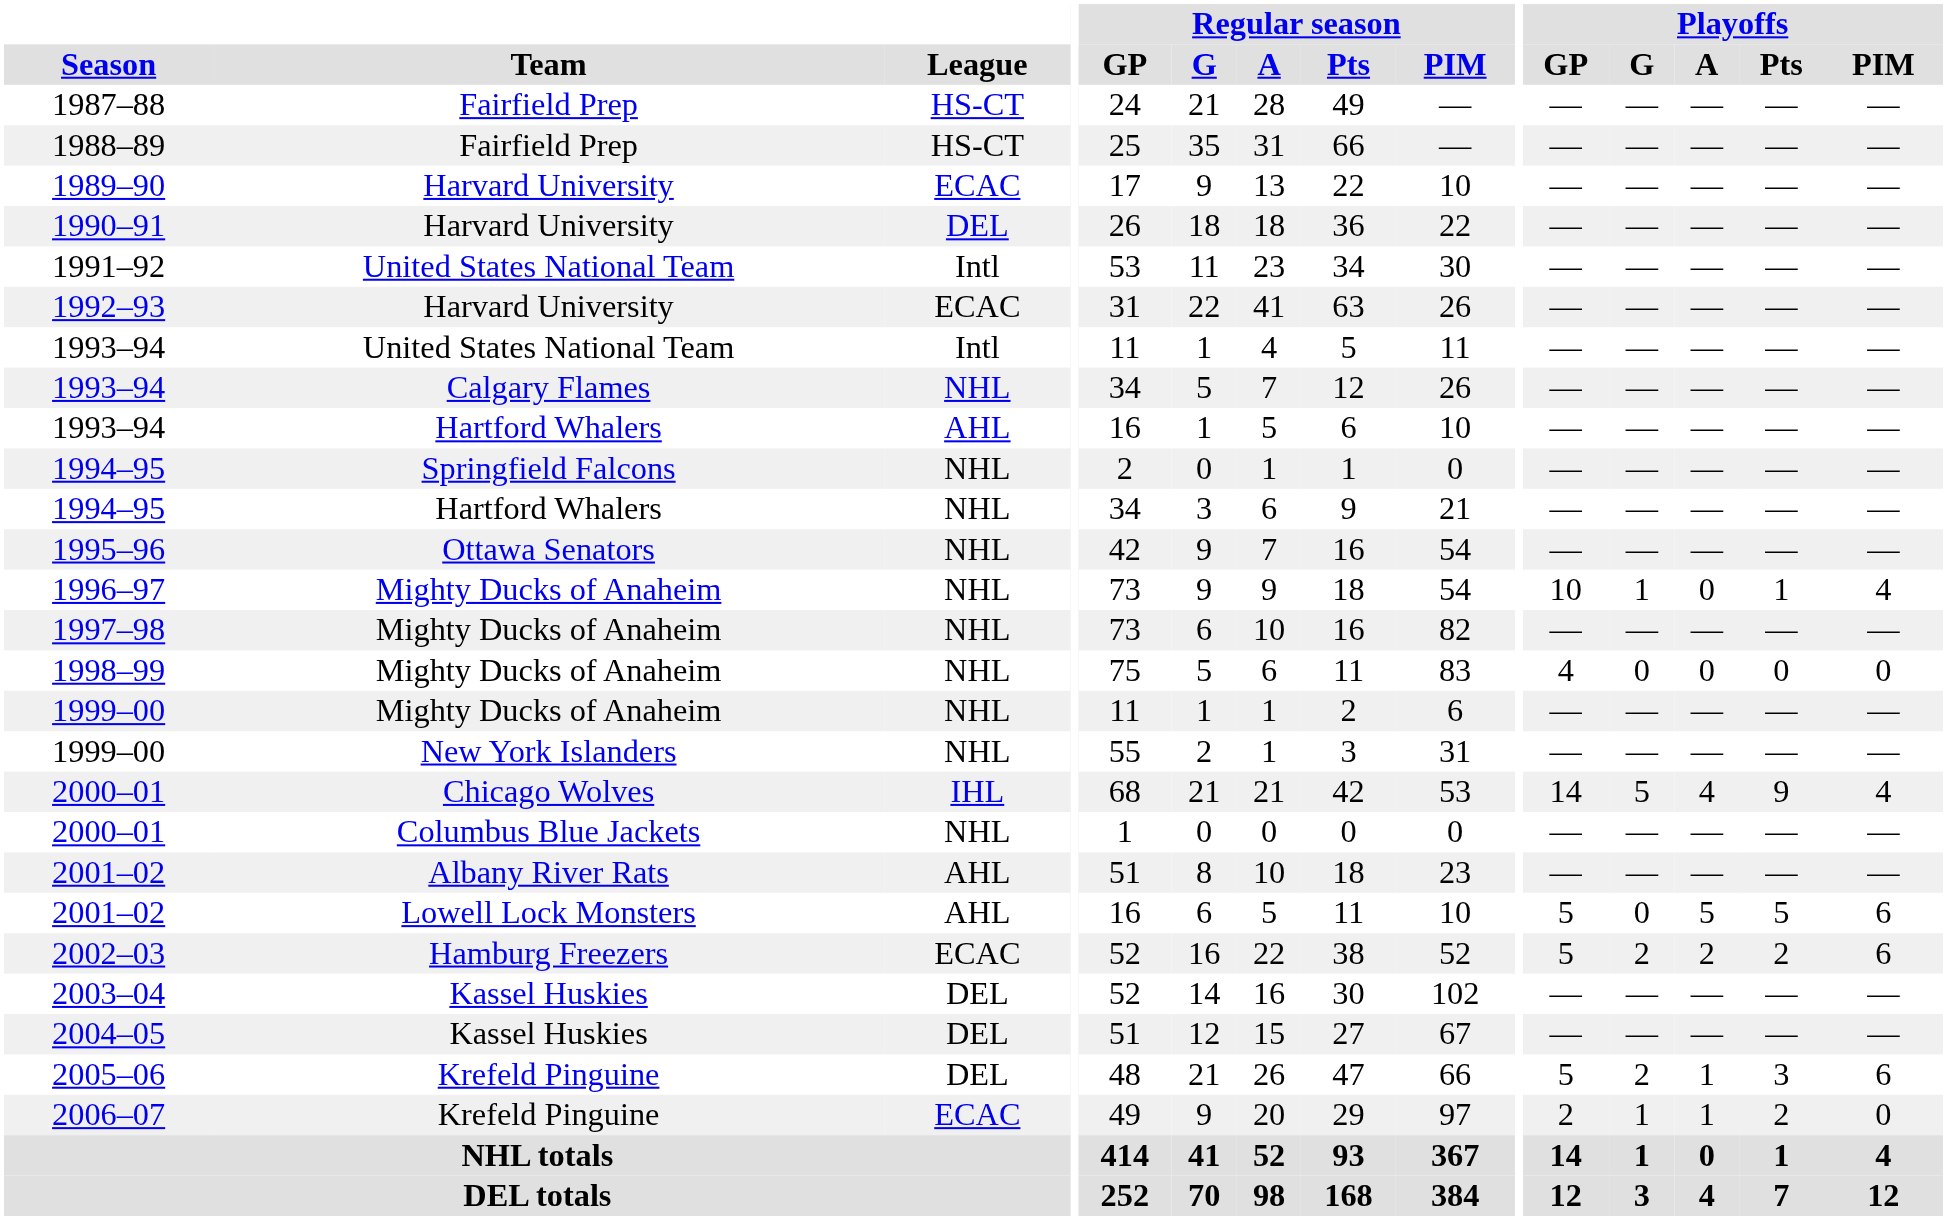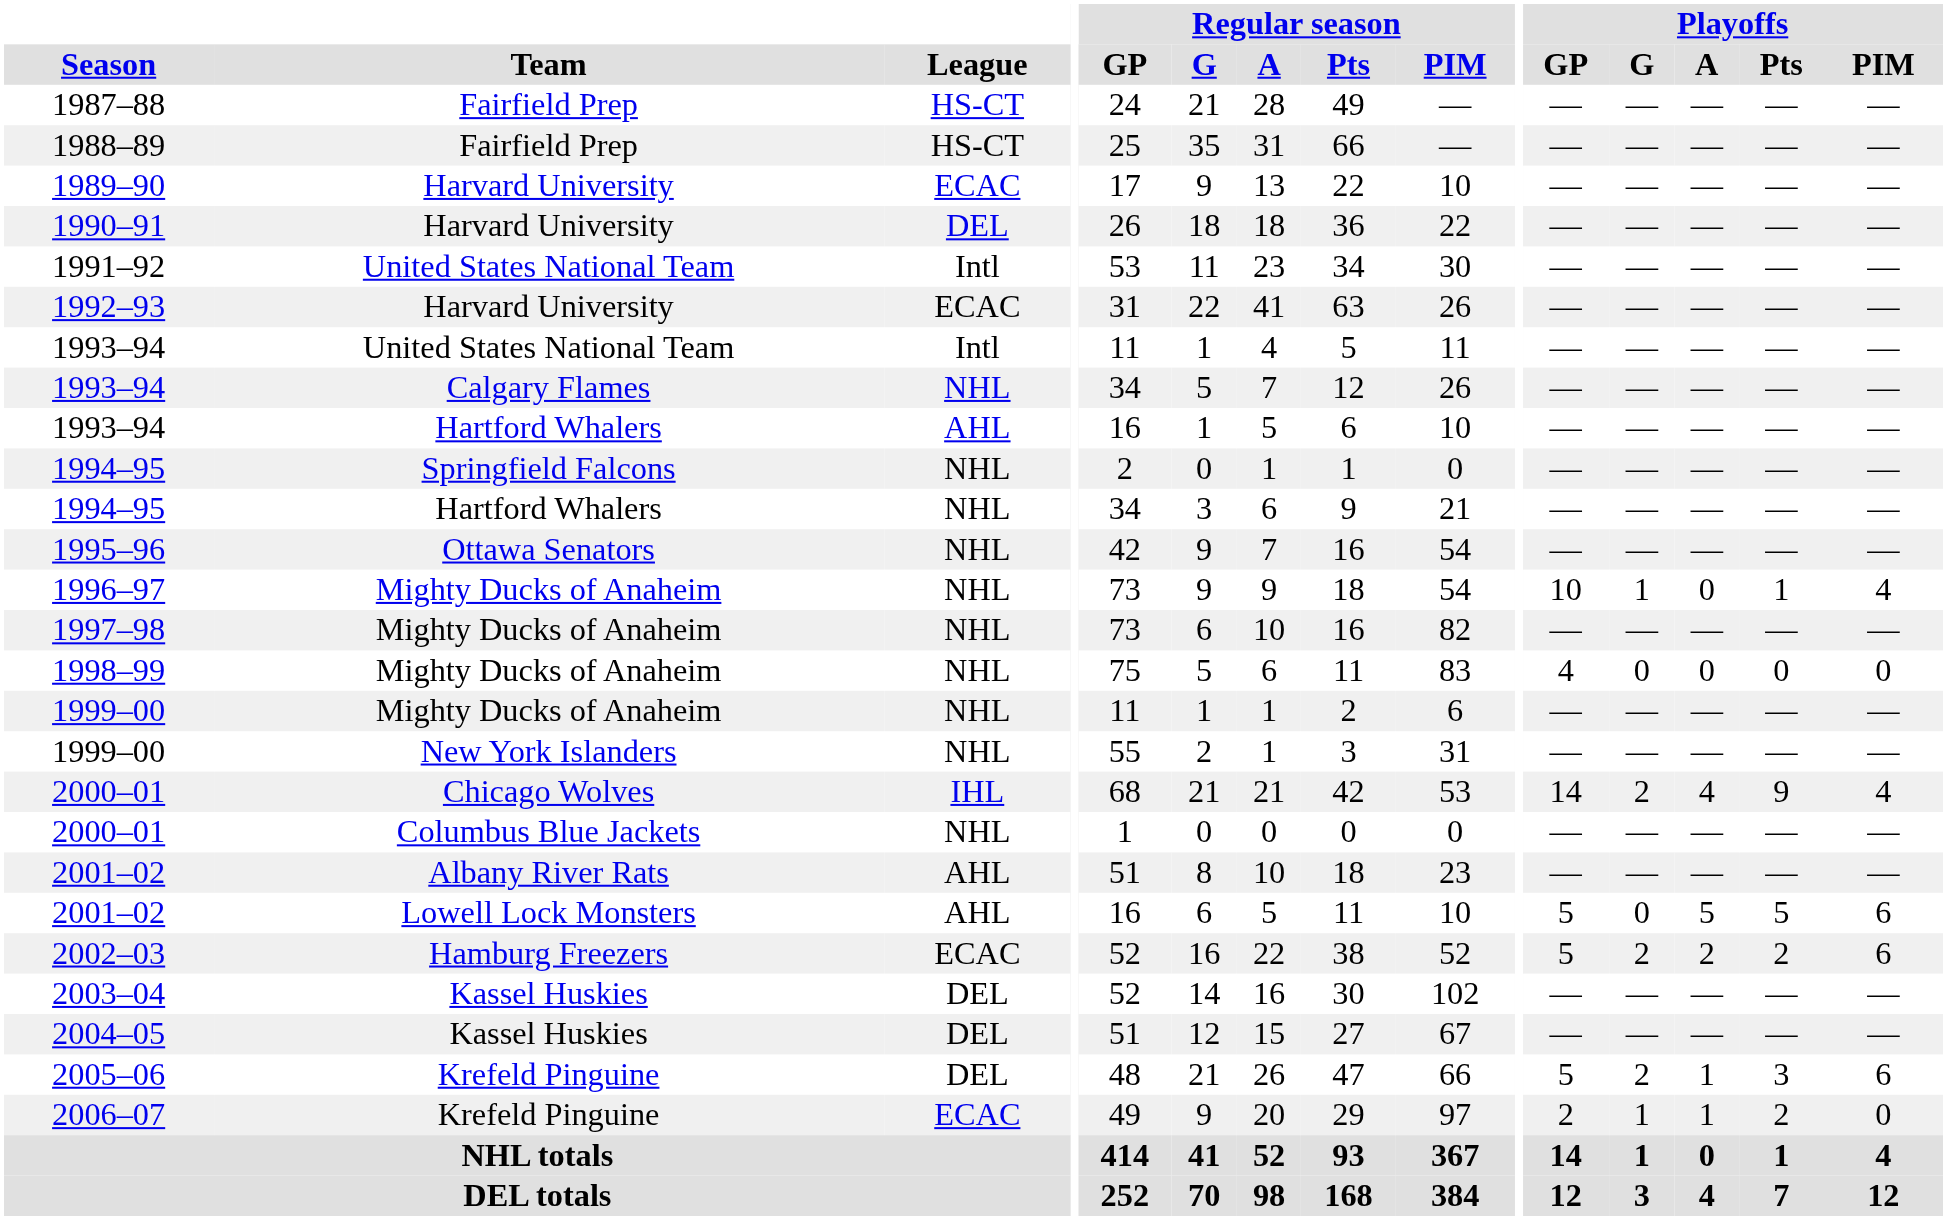(1642, 791) 5 -> (1642, 791) 2
